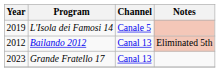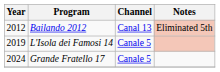rows swapped: (58, 44) <-> (72, 28)
(16, 59) 2023 -> (16, 59) 2024
(135, 59) Canal 13 -> (134, 59) Canale 5
